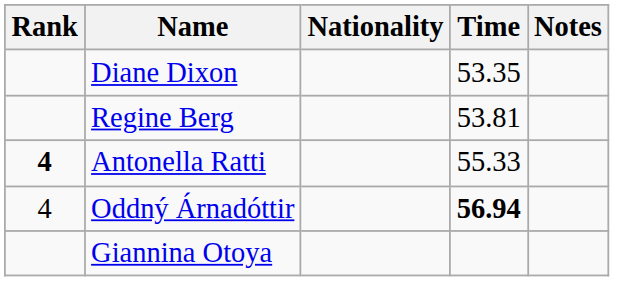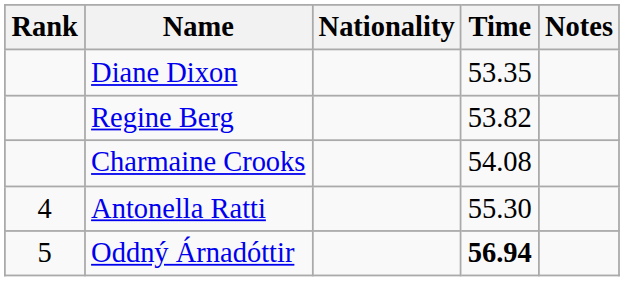(489, 117) 53.81 -> (500, 117) 53.82
+ row: (198, 162)
(45, 162) bold -> (45, 207) normal
(489, 162) 55.33 -> (500, 207) 55.30
(45, 207) 4 -> (45, 252) 5
- row: (182, 252)
